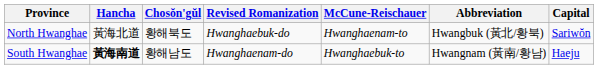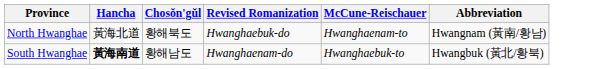- column: (571, 13)
(488, 33) Hwangbuk (黃北/황북) -> (489, 33) Hwangnam (黃南/황남)
(489, 53) Hwangnam (黃南/황남) -> (488, 53) Hwangbuk (黃北/황북)
